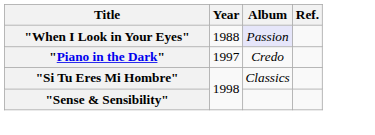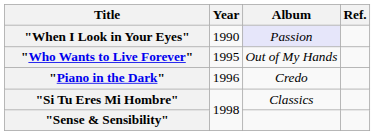(226, 36) 1988 -> (226, 36) 1990
+ row: (107, 57)
(226, 57) 1997 -> (226, 78) 1996
